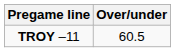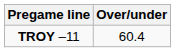(132, 36) 60.5 -> (132, 36) 60.4
